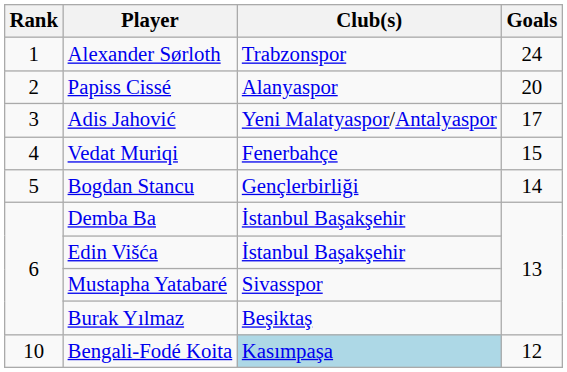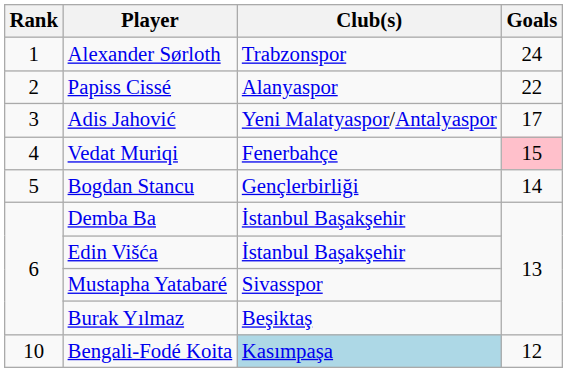(532, 86) 20 -> (532, 86) 22
(532, 152) no background -> (532, 152) pink background
